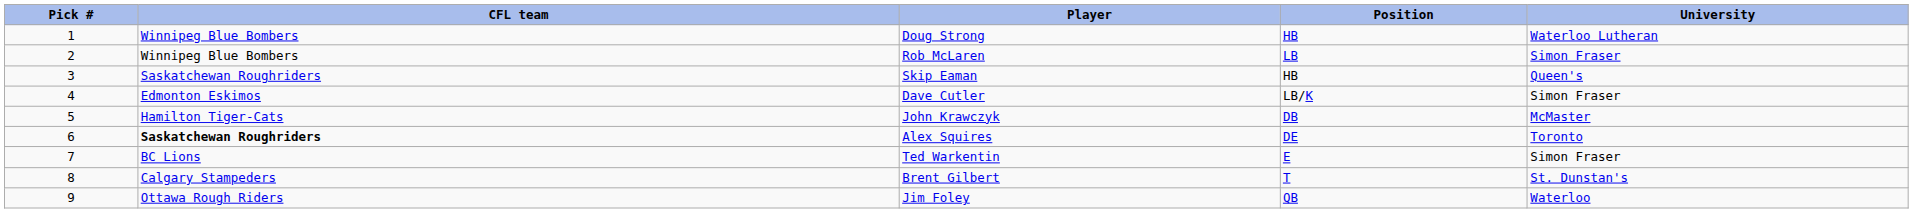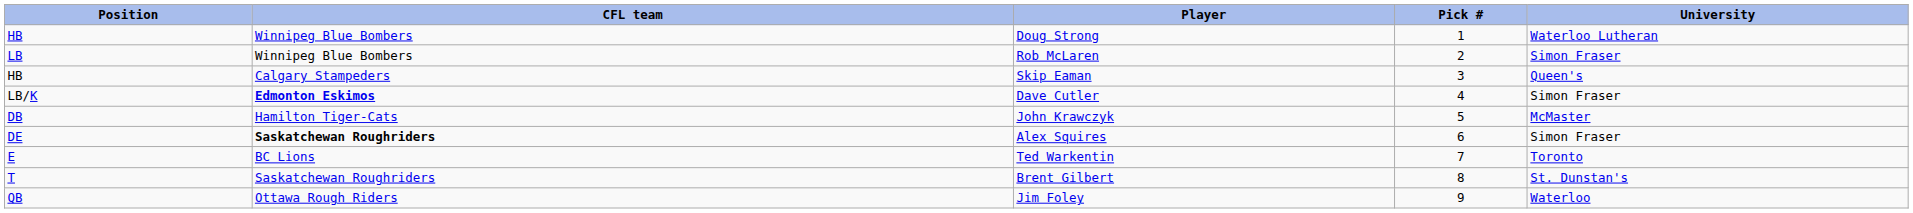columns swapped: (71, 15) <-> (1404, 15)
(231, 76) Saskatchewan Roughriders -> (323, 76) Calgary Stampeders
(201, 96) normal -> (315, 96) bold
(1557, 137) Toronto -> (1575, 137) Simon Fraser
(1575, 157) Simon Fraser -> (1557, 157) Toronto
(208, 177) Calgary Stampeders -> (345, 177) Saskatchewan Roughriders
